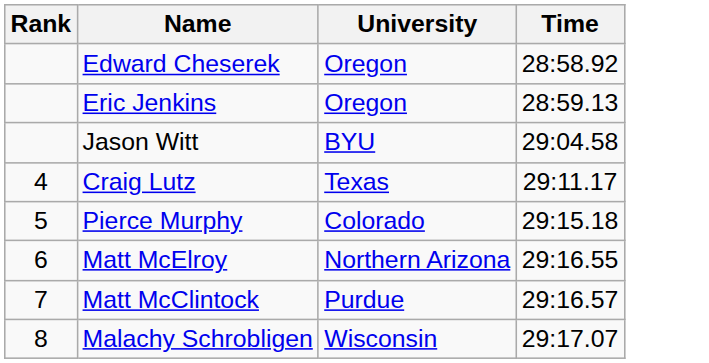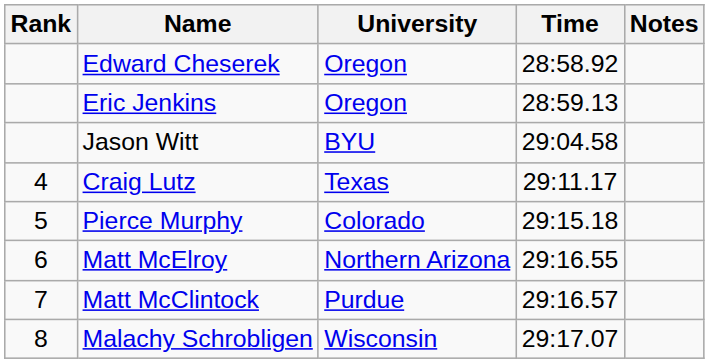+ column: (664, 24)
